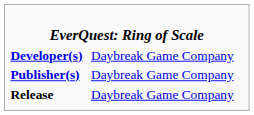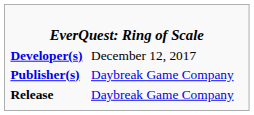(162, 55) Daybreak Game Company -> (144, 55) December 12, 2017
